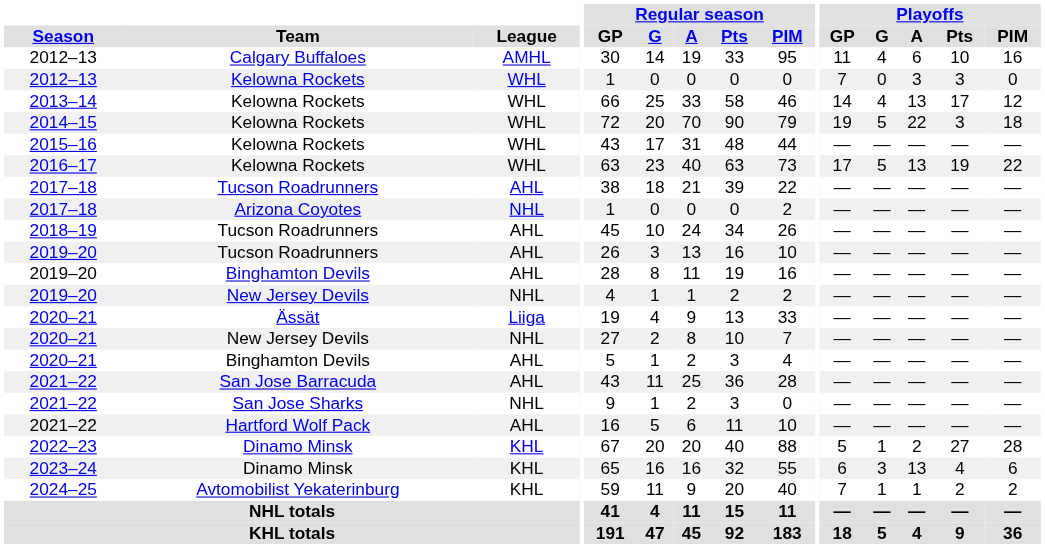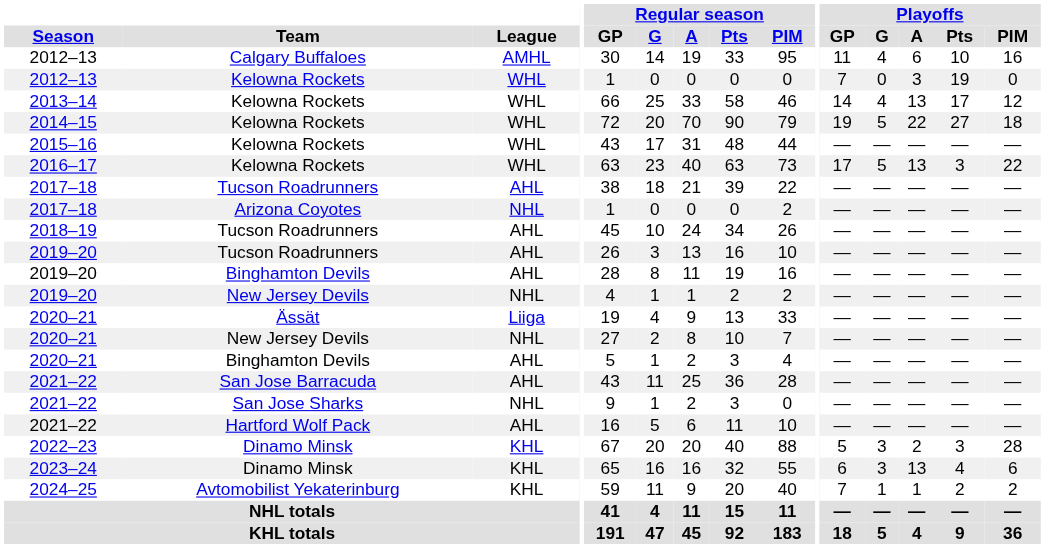(960, 79) 3 -> (960, 79) 19
(960, 122) 3 -> (960, 122) 27
(960, 165) 19 -> (960, 165) 3
(882, 446) 1 -> (882, 446) 3
(960, 446) 27 -> (960, 446) 3
